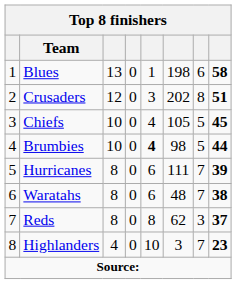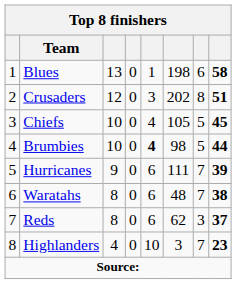(114, 170) 8 -> (114, 170) 9
(152, 220) 8 -> (152, 220) 6
